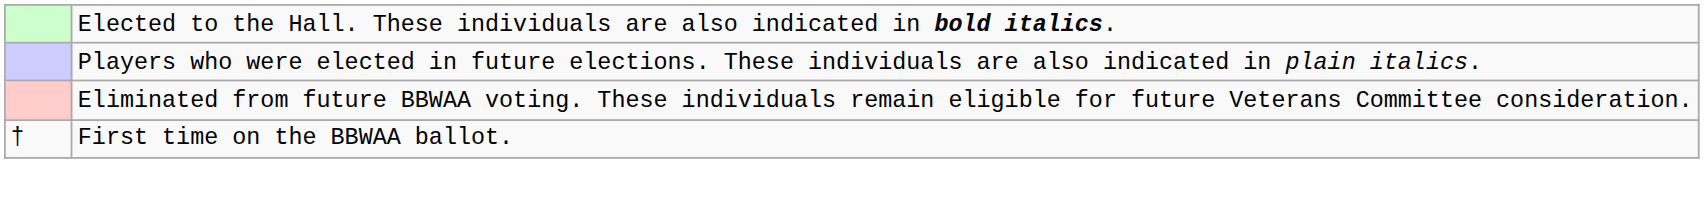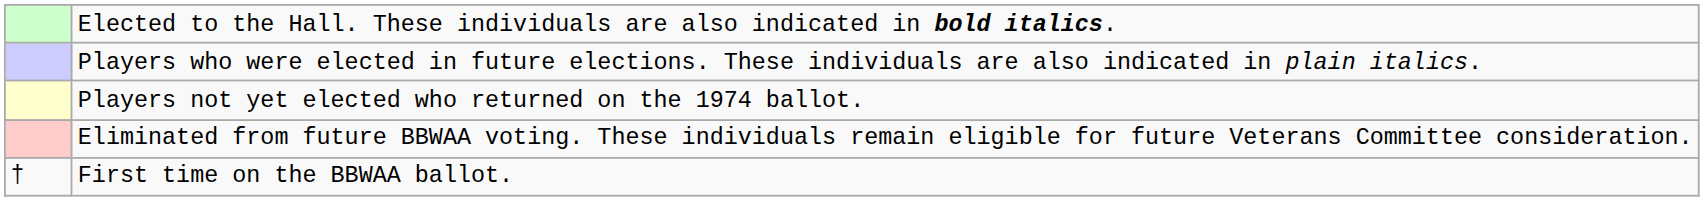+ row: (471, 100)
